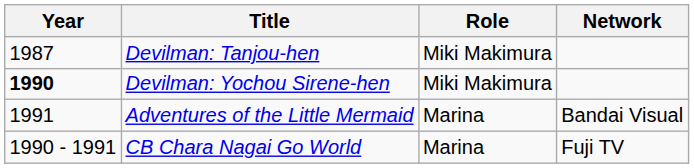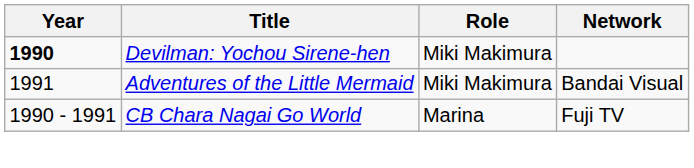- row: (222, 53)
(453, 116) Marina -> (487, 84) Miki Makimura
